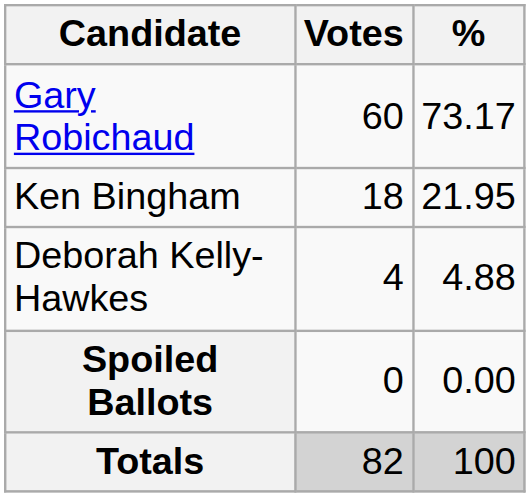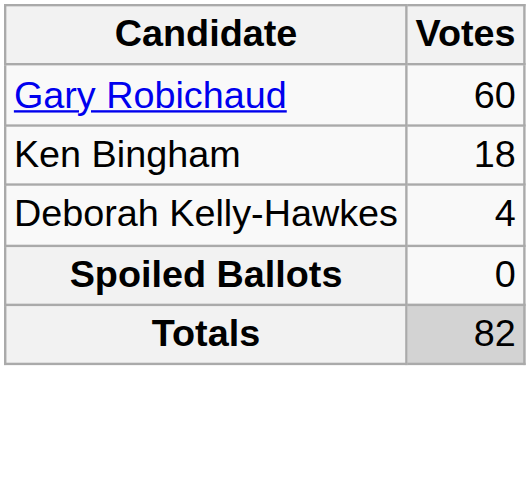- column: (468, 34)
